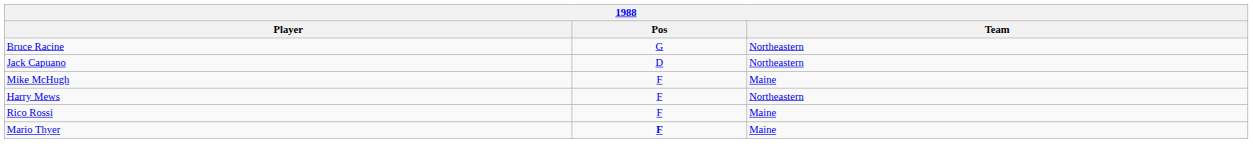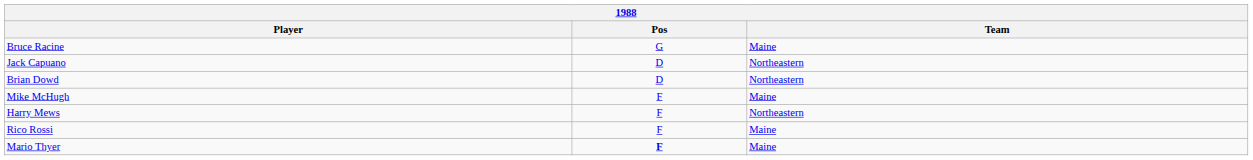(776, 46) Northeastern -> (763, 46) Maine
+ row: (33, 79)
